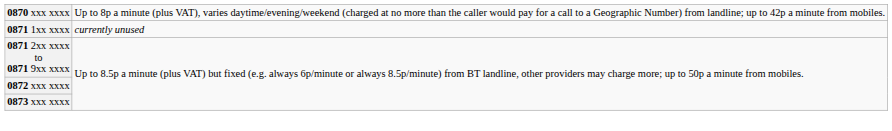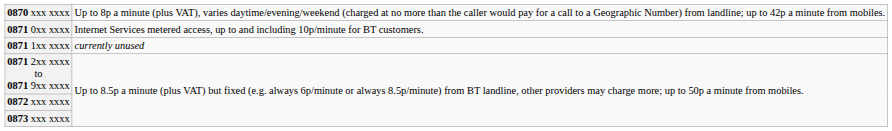+ row: (39, 29)
